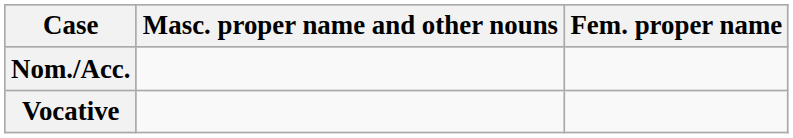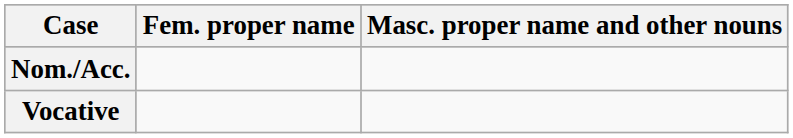columns swapped: (676, 25) <-> (350, 25)
